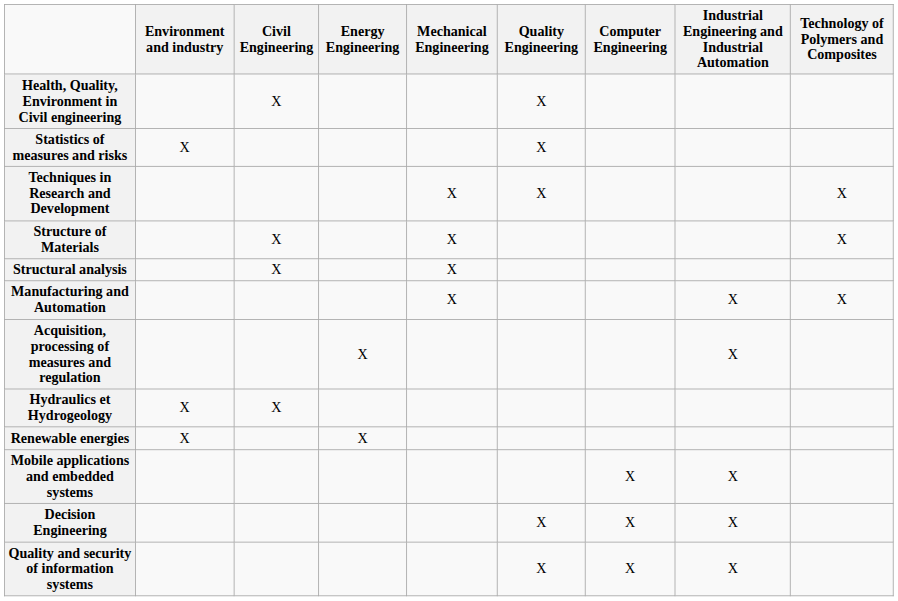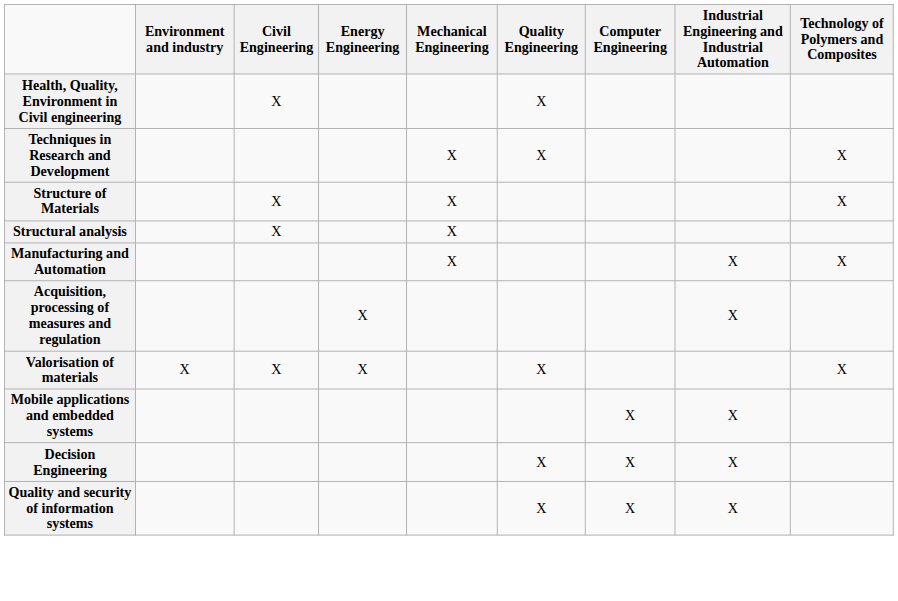- row: (70, 147)
- row: (70, 408)
+ row: (70, 369)
- row: (70, 438)
